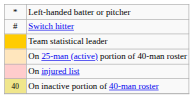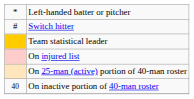rows swapped: (108, 56) <-> (54, 71)
(15, 87) khaki background -> (15, 87) no background
